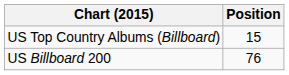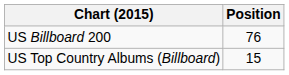rows swapped: (59, 59) <-> (114, 37)
